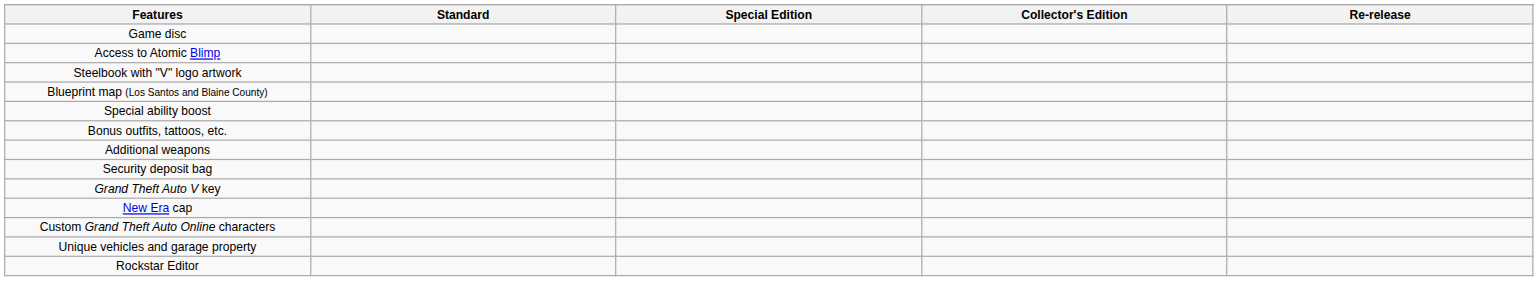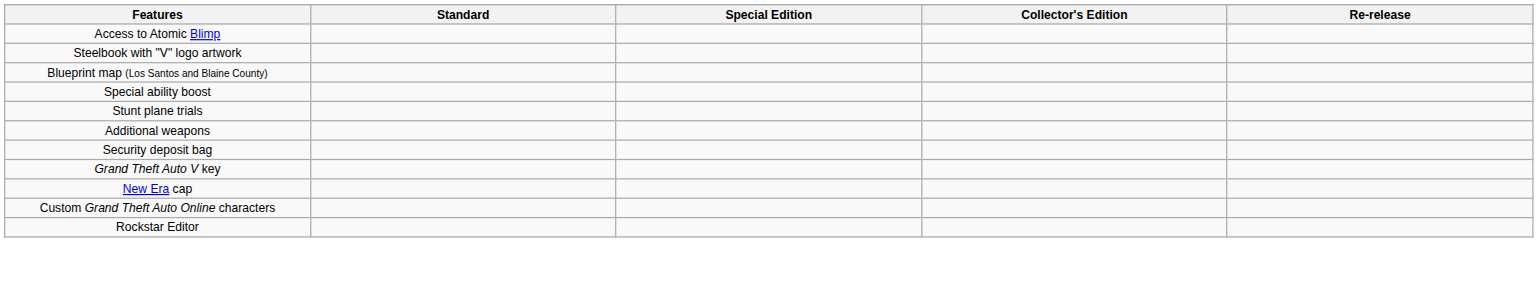- row: (157, 34)
+ row: (157, 111)
- row: (157, 130)
- row: (157, 247)
